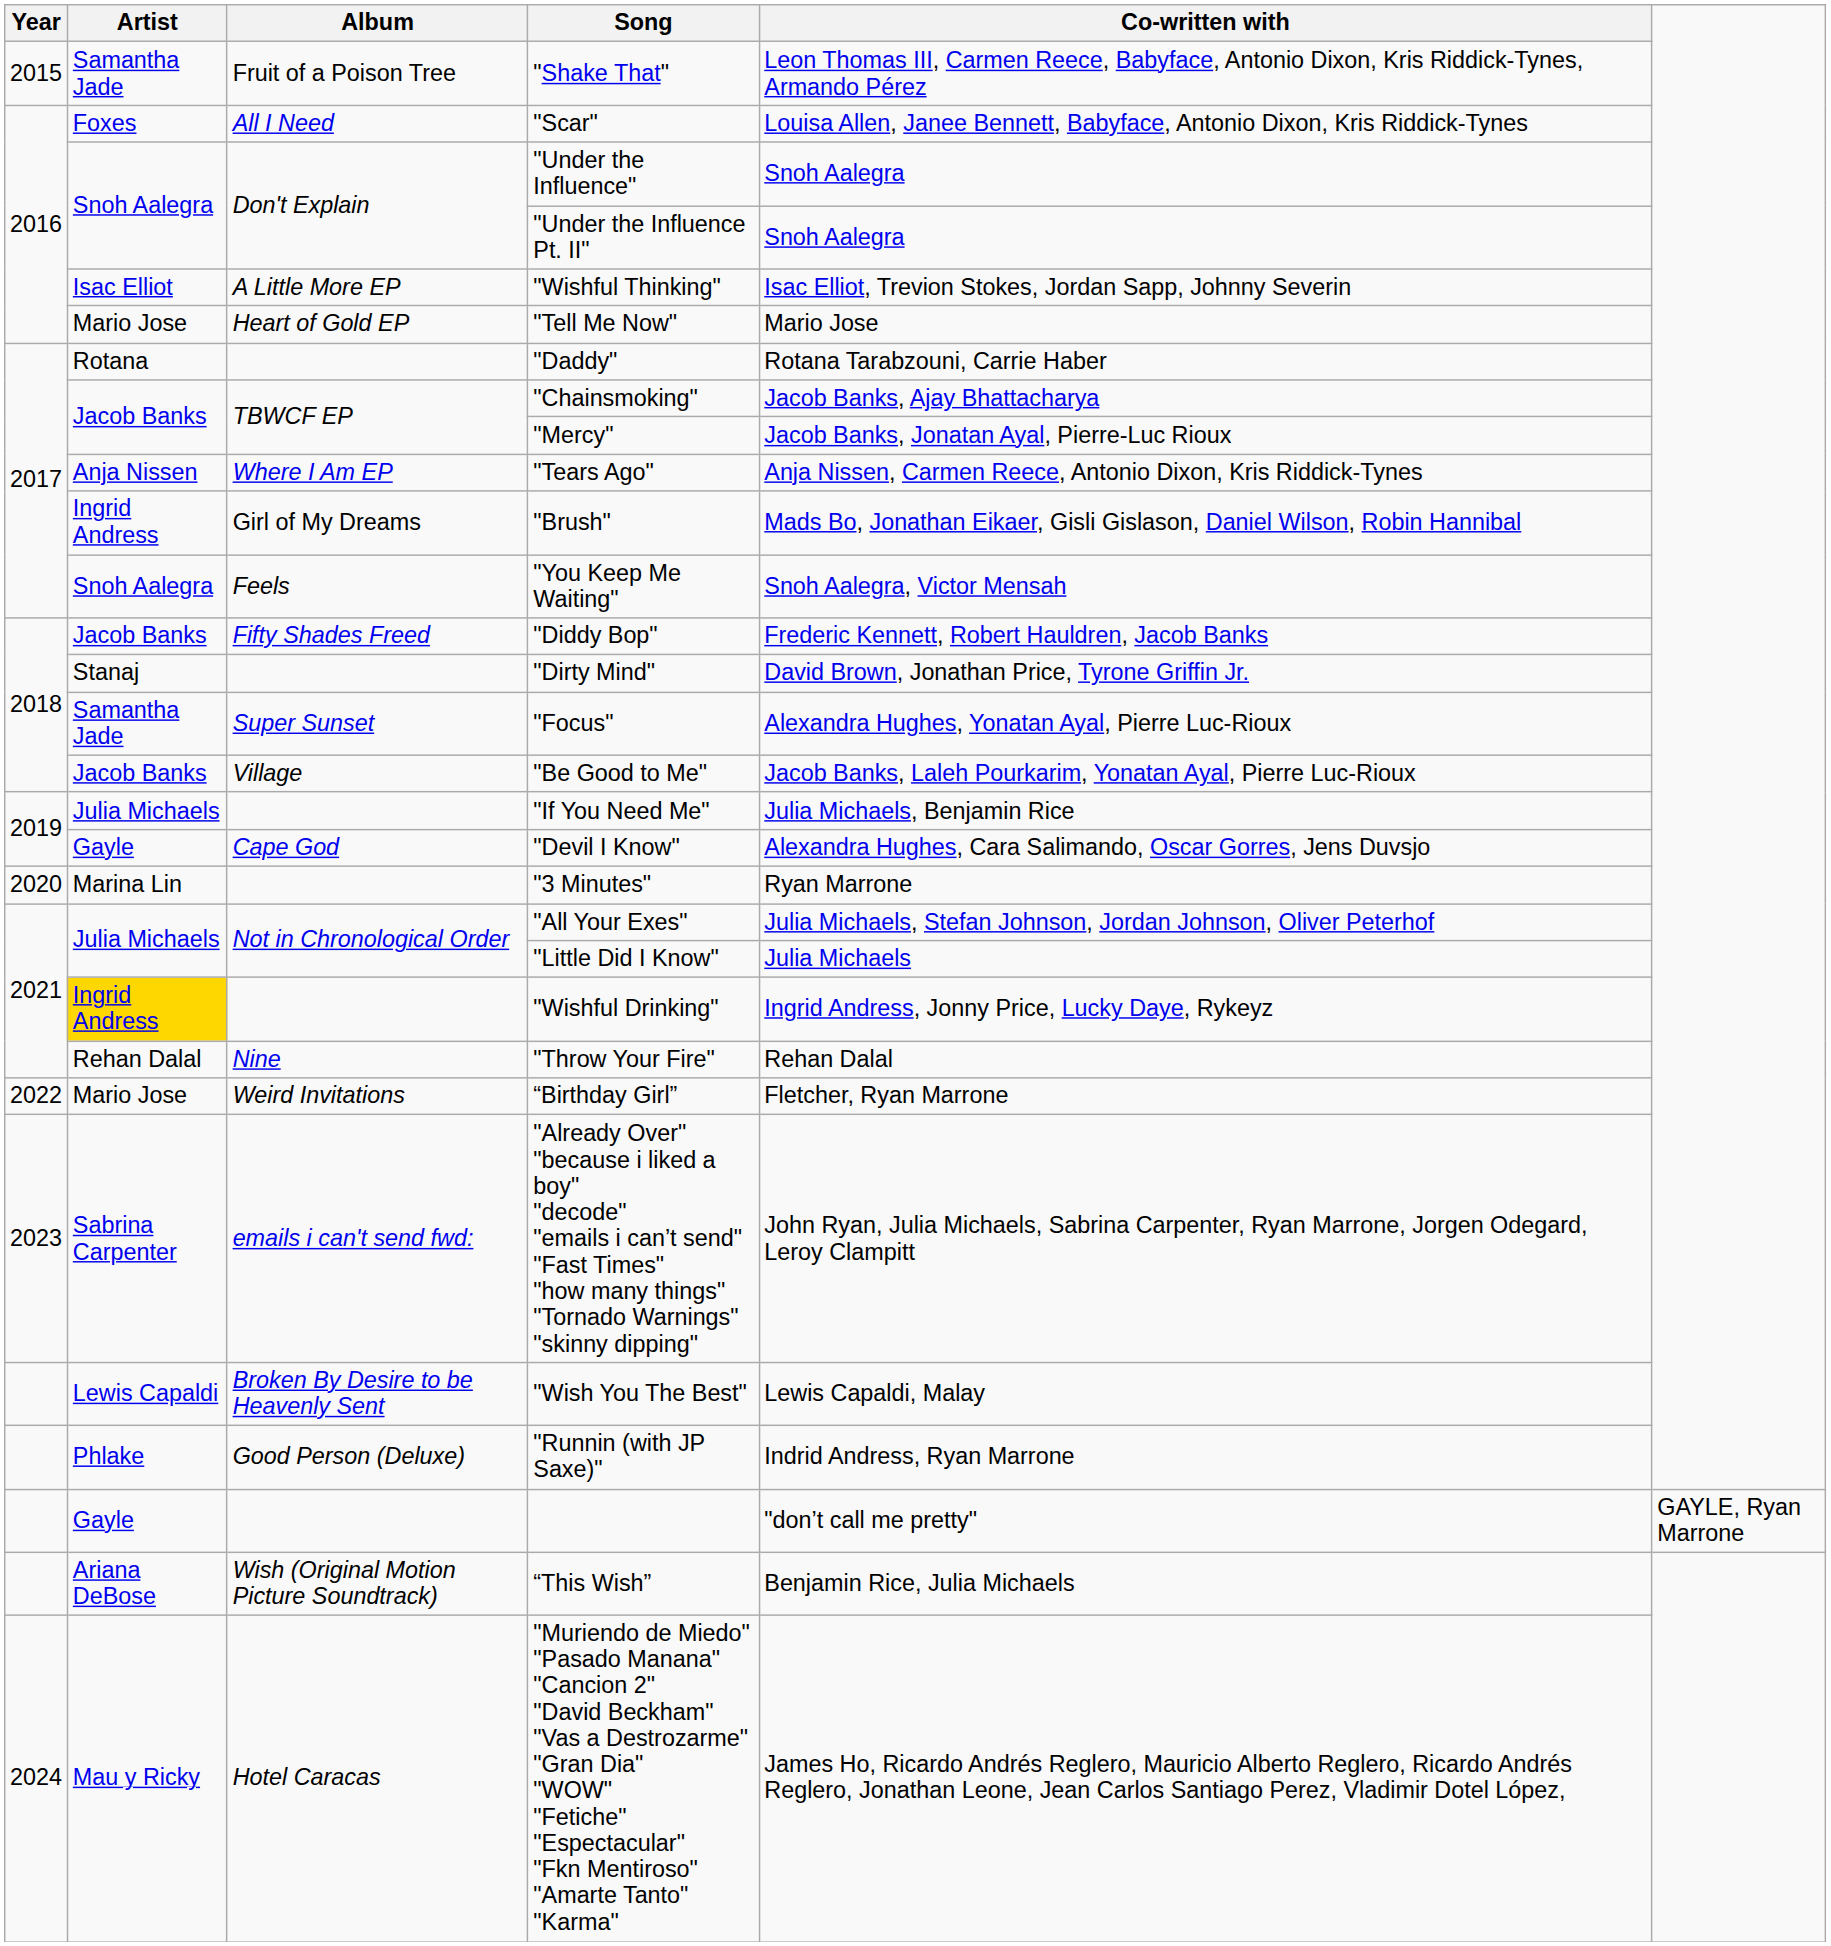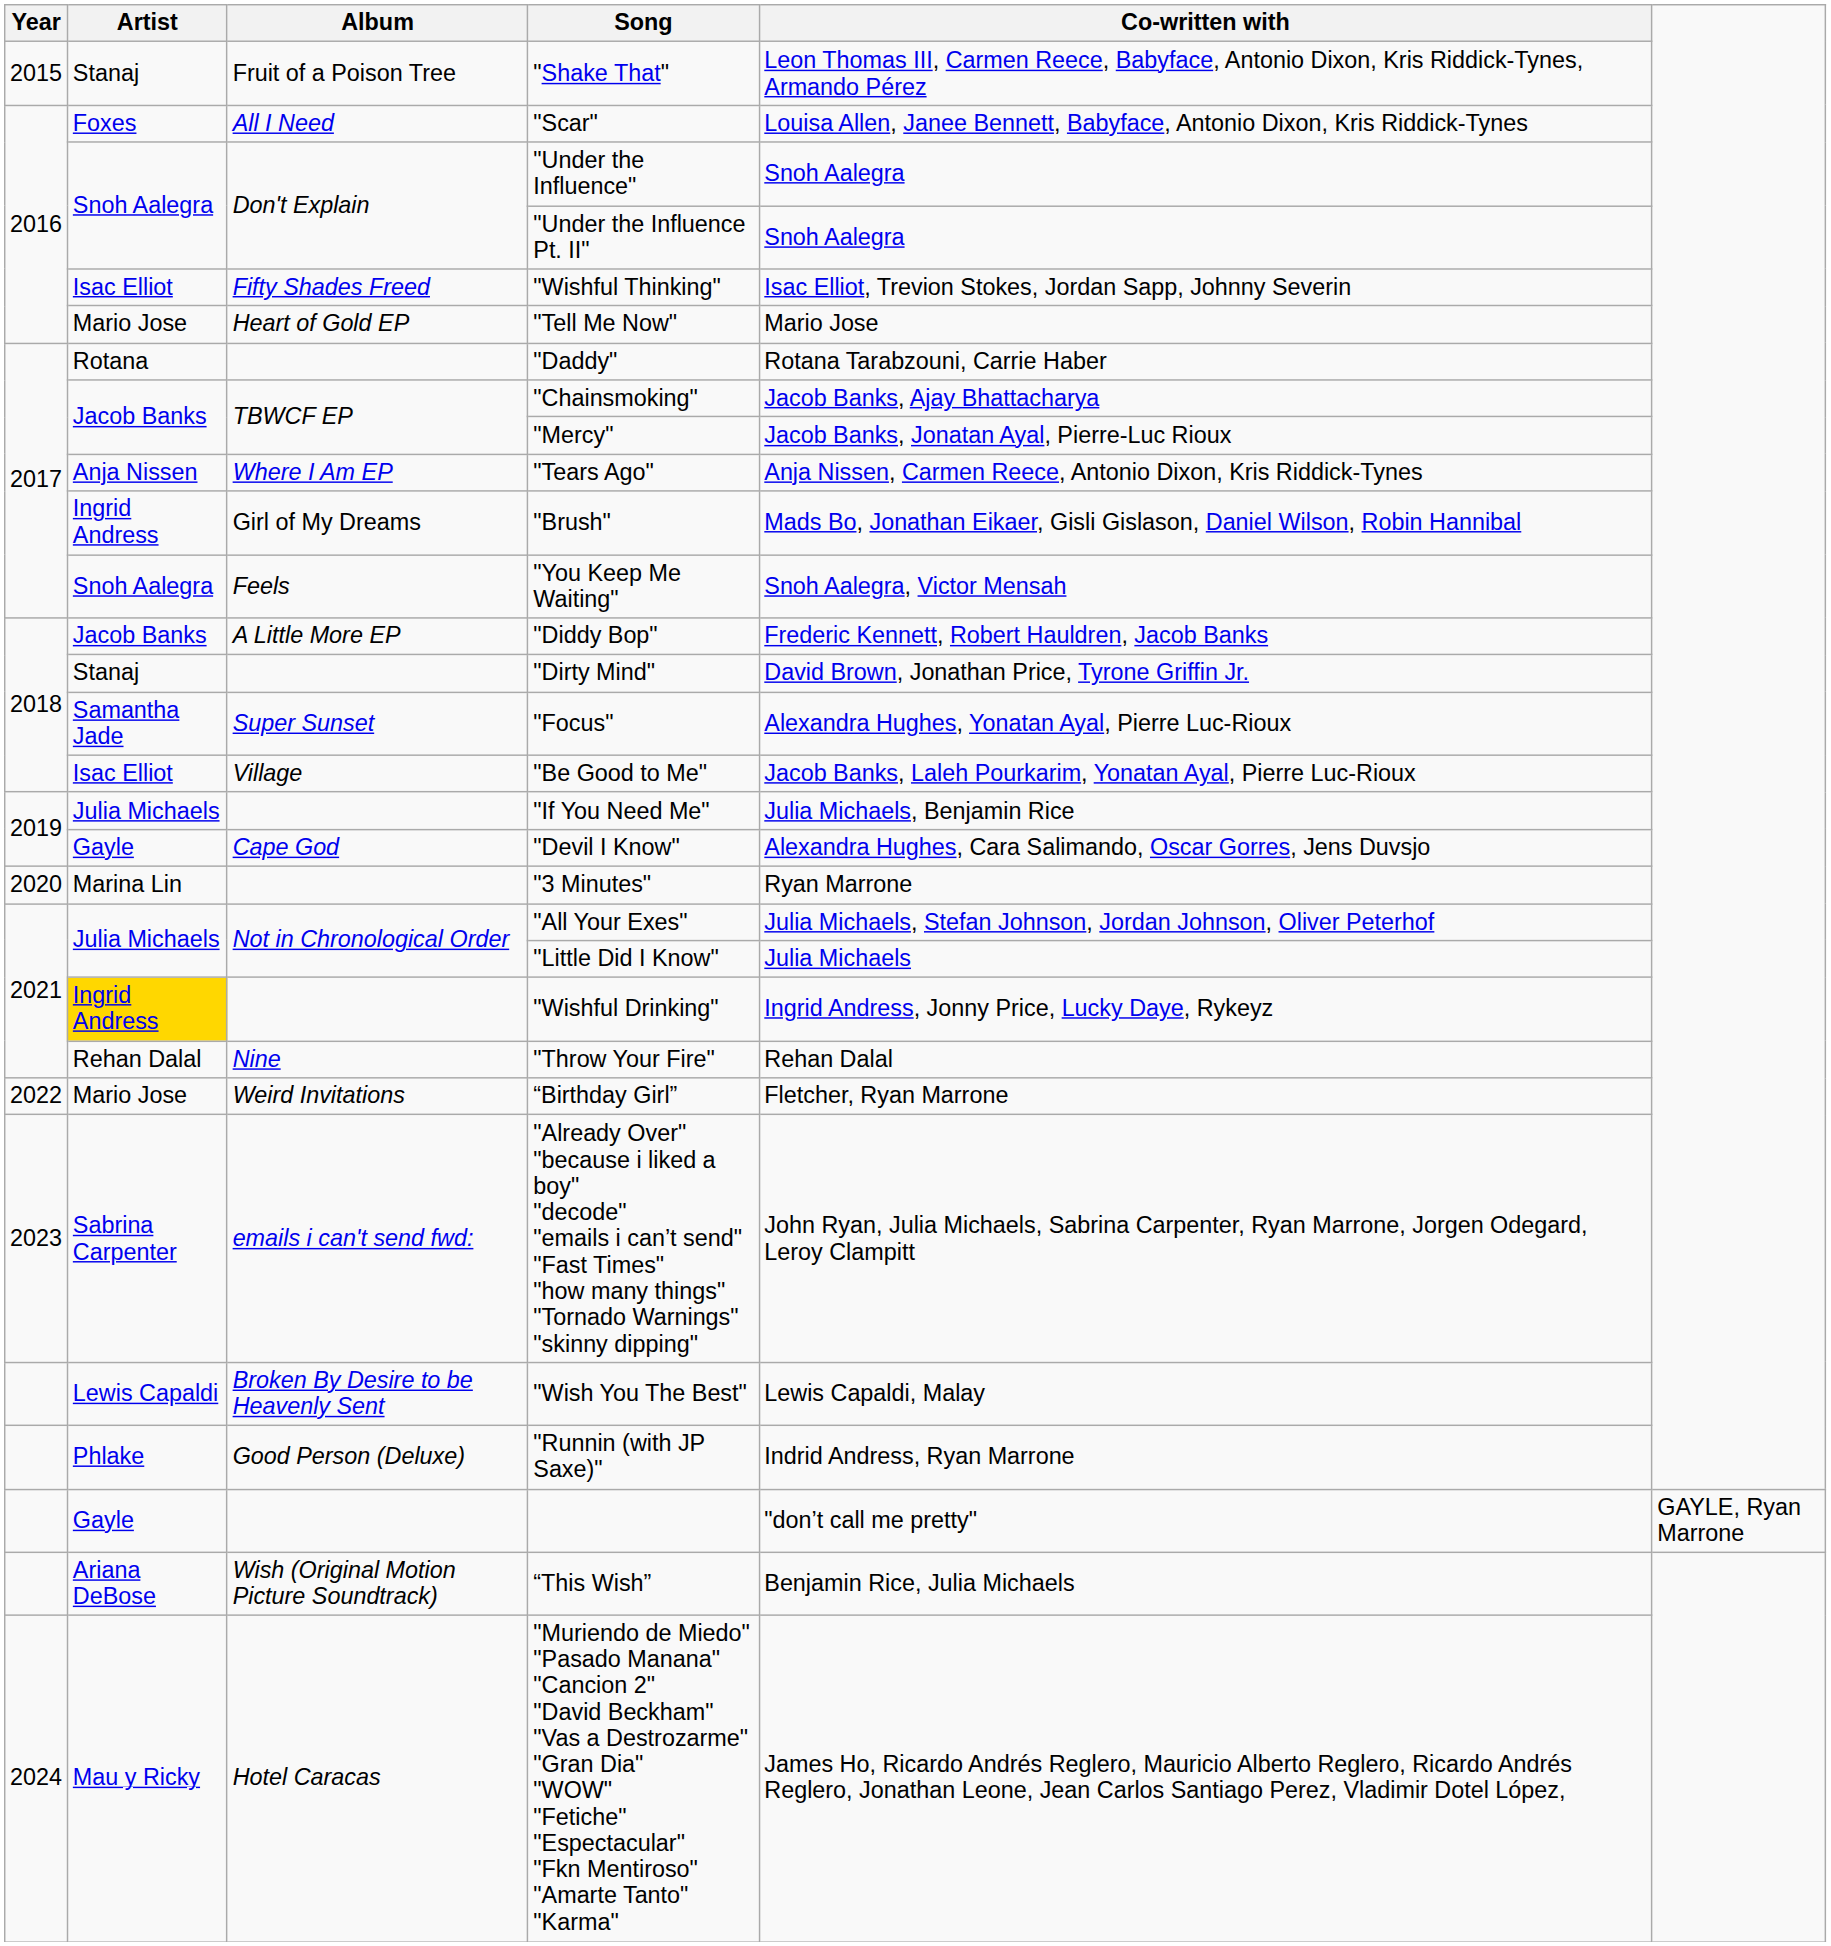(126, 73) Samantha Jade -> (106, 73) Stanaj
(317, 287) A Little More EP -> (331, 287) Fifty Shades Freed
(331, 636) Fifty Shades Freed -> (317, 636) A Little More EP
(140, 773) Jacob Banks -> (123, 773) Isac Elliot
